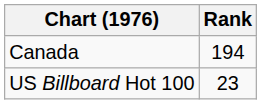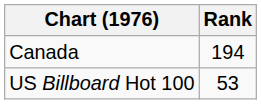(228, 83) 23 -> (228, 83) 53
